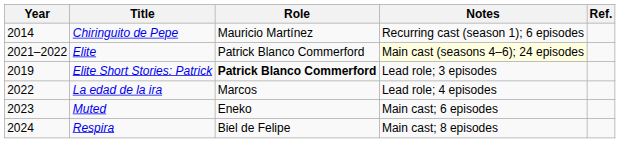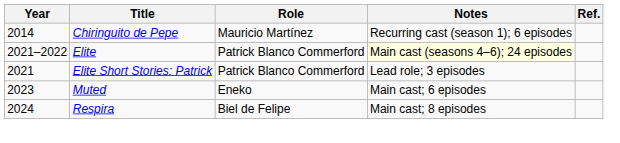(20, 71) 2019 -> (20, 71) 2021
(297, 71) bold -> (291, 71) normal
- row: (117, 90)
